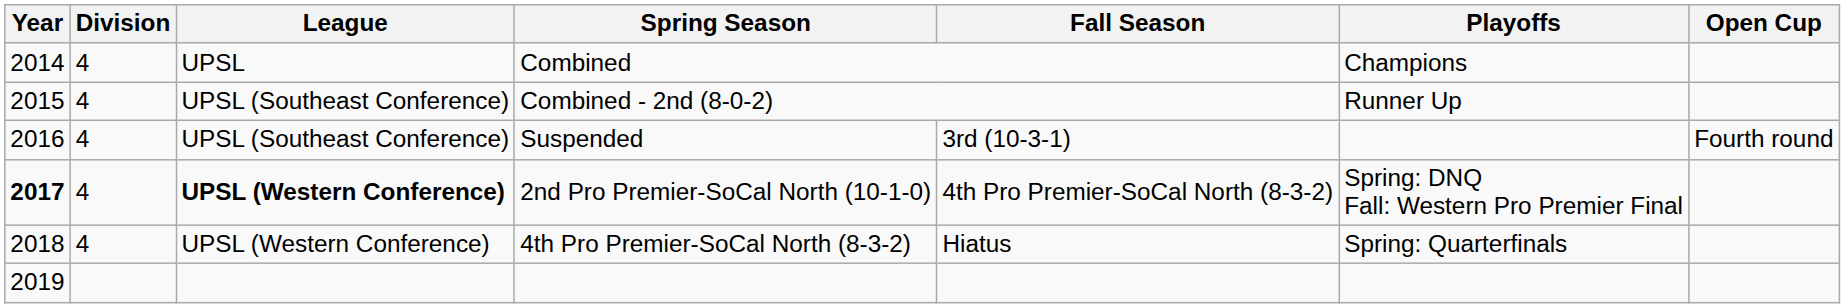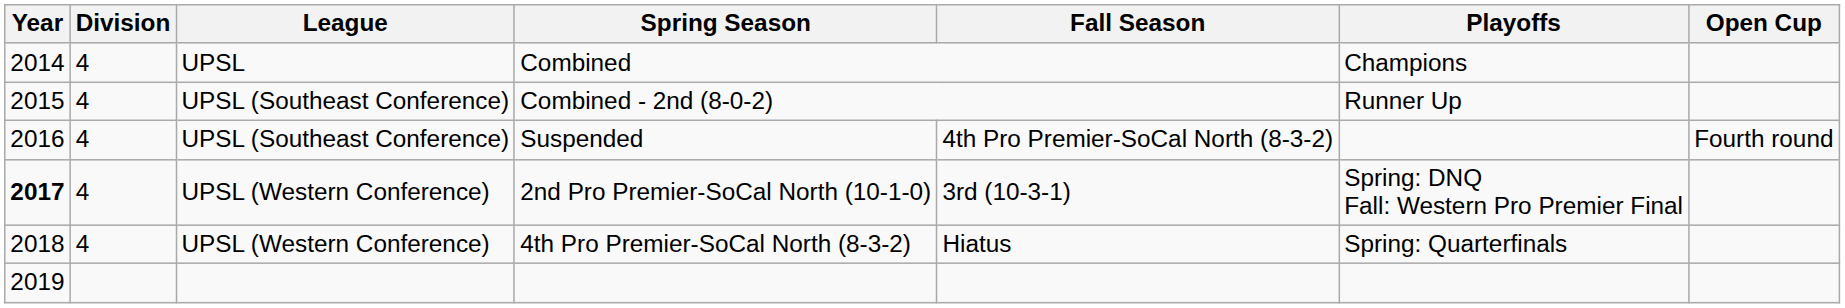(1007, 139) 3rd (10-3-1) -> (1138, 139) 4th Pro Premier-SoCal North (8-3-2)
(343, 191) bold -> (336, 191) normal
(1138, 191) 4th Pro Premier-SoCal North (8-3-2) -> (1007, 191) 3rd (10-3-1)
